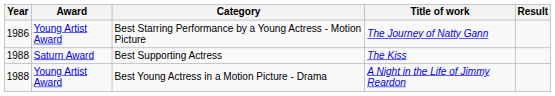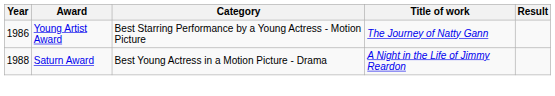- row: (168, 55)
(60, 77) Young Artist Award -> (64, 61) Saturn Award
